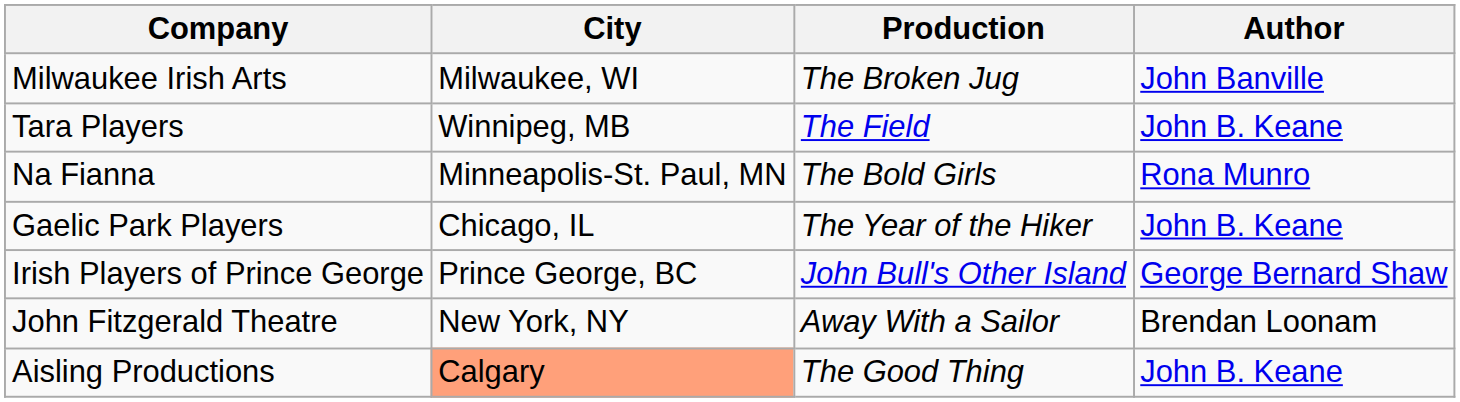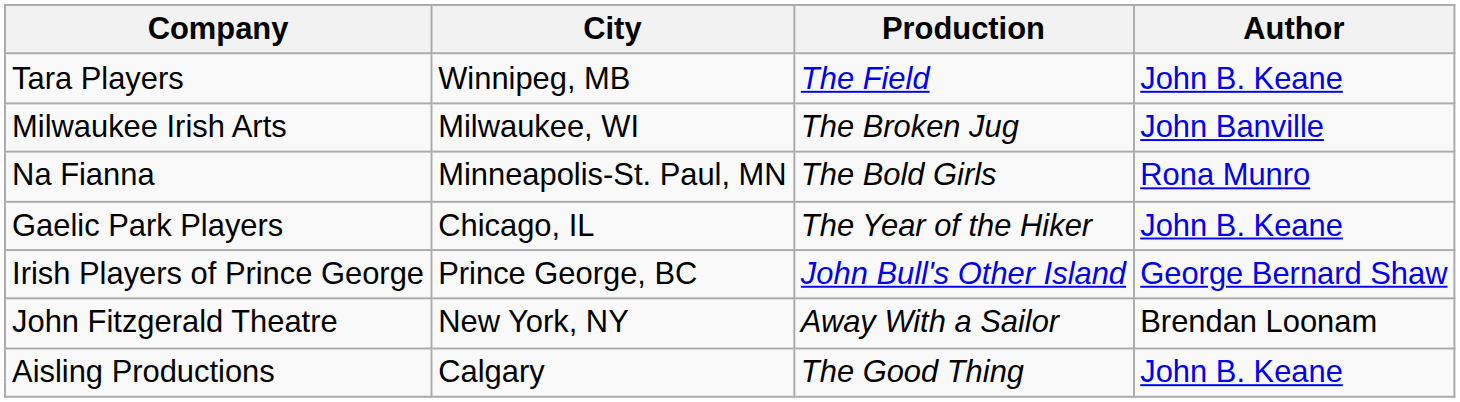rows swapped: (149, 77) <-> (98, 126)
(491, 371) lightsalmon background -> (491, 371) no background
